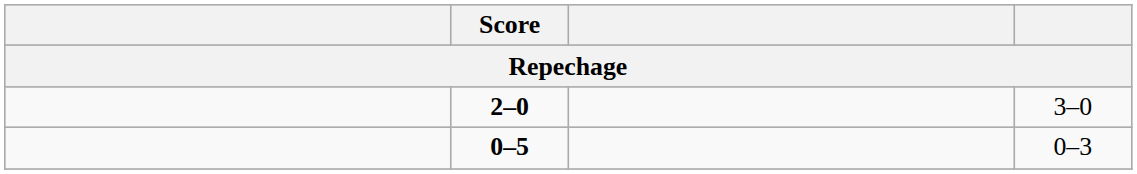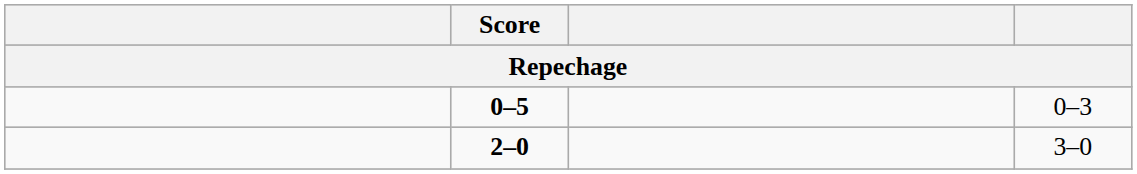rows swapped: (510, 106) <-> (510, 147)
